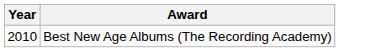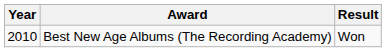+ column: (358, 15)
